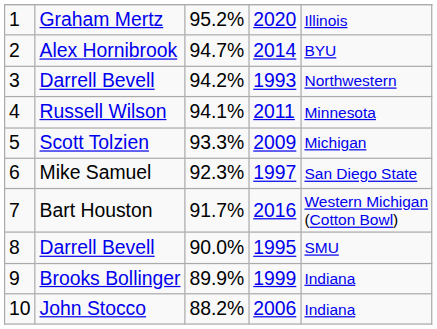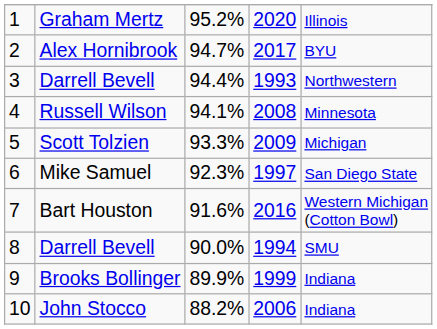(275, 50) 2014 -> (275, 50) 2017
(217, 81) 94.2% -> (217, 81) 94.4%
(274, 111) 2011 -> (275, 111) 2008
(217, 210) 91.7% -> (217, 210) 91.6%
(275, 247) 1995 -> (275, 247) 1994
